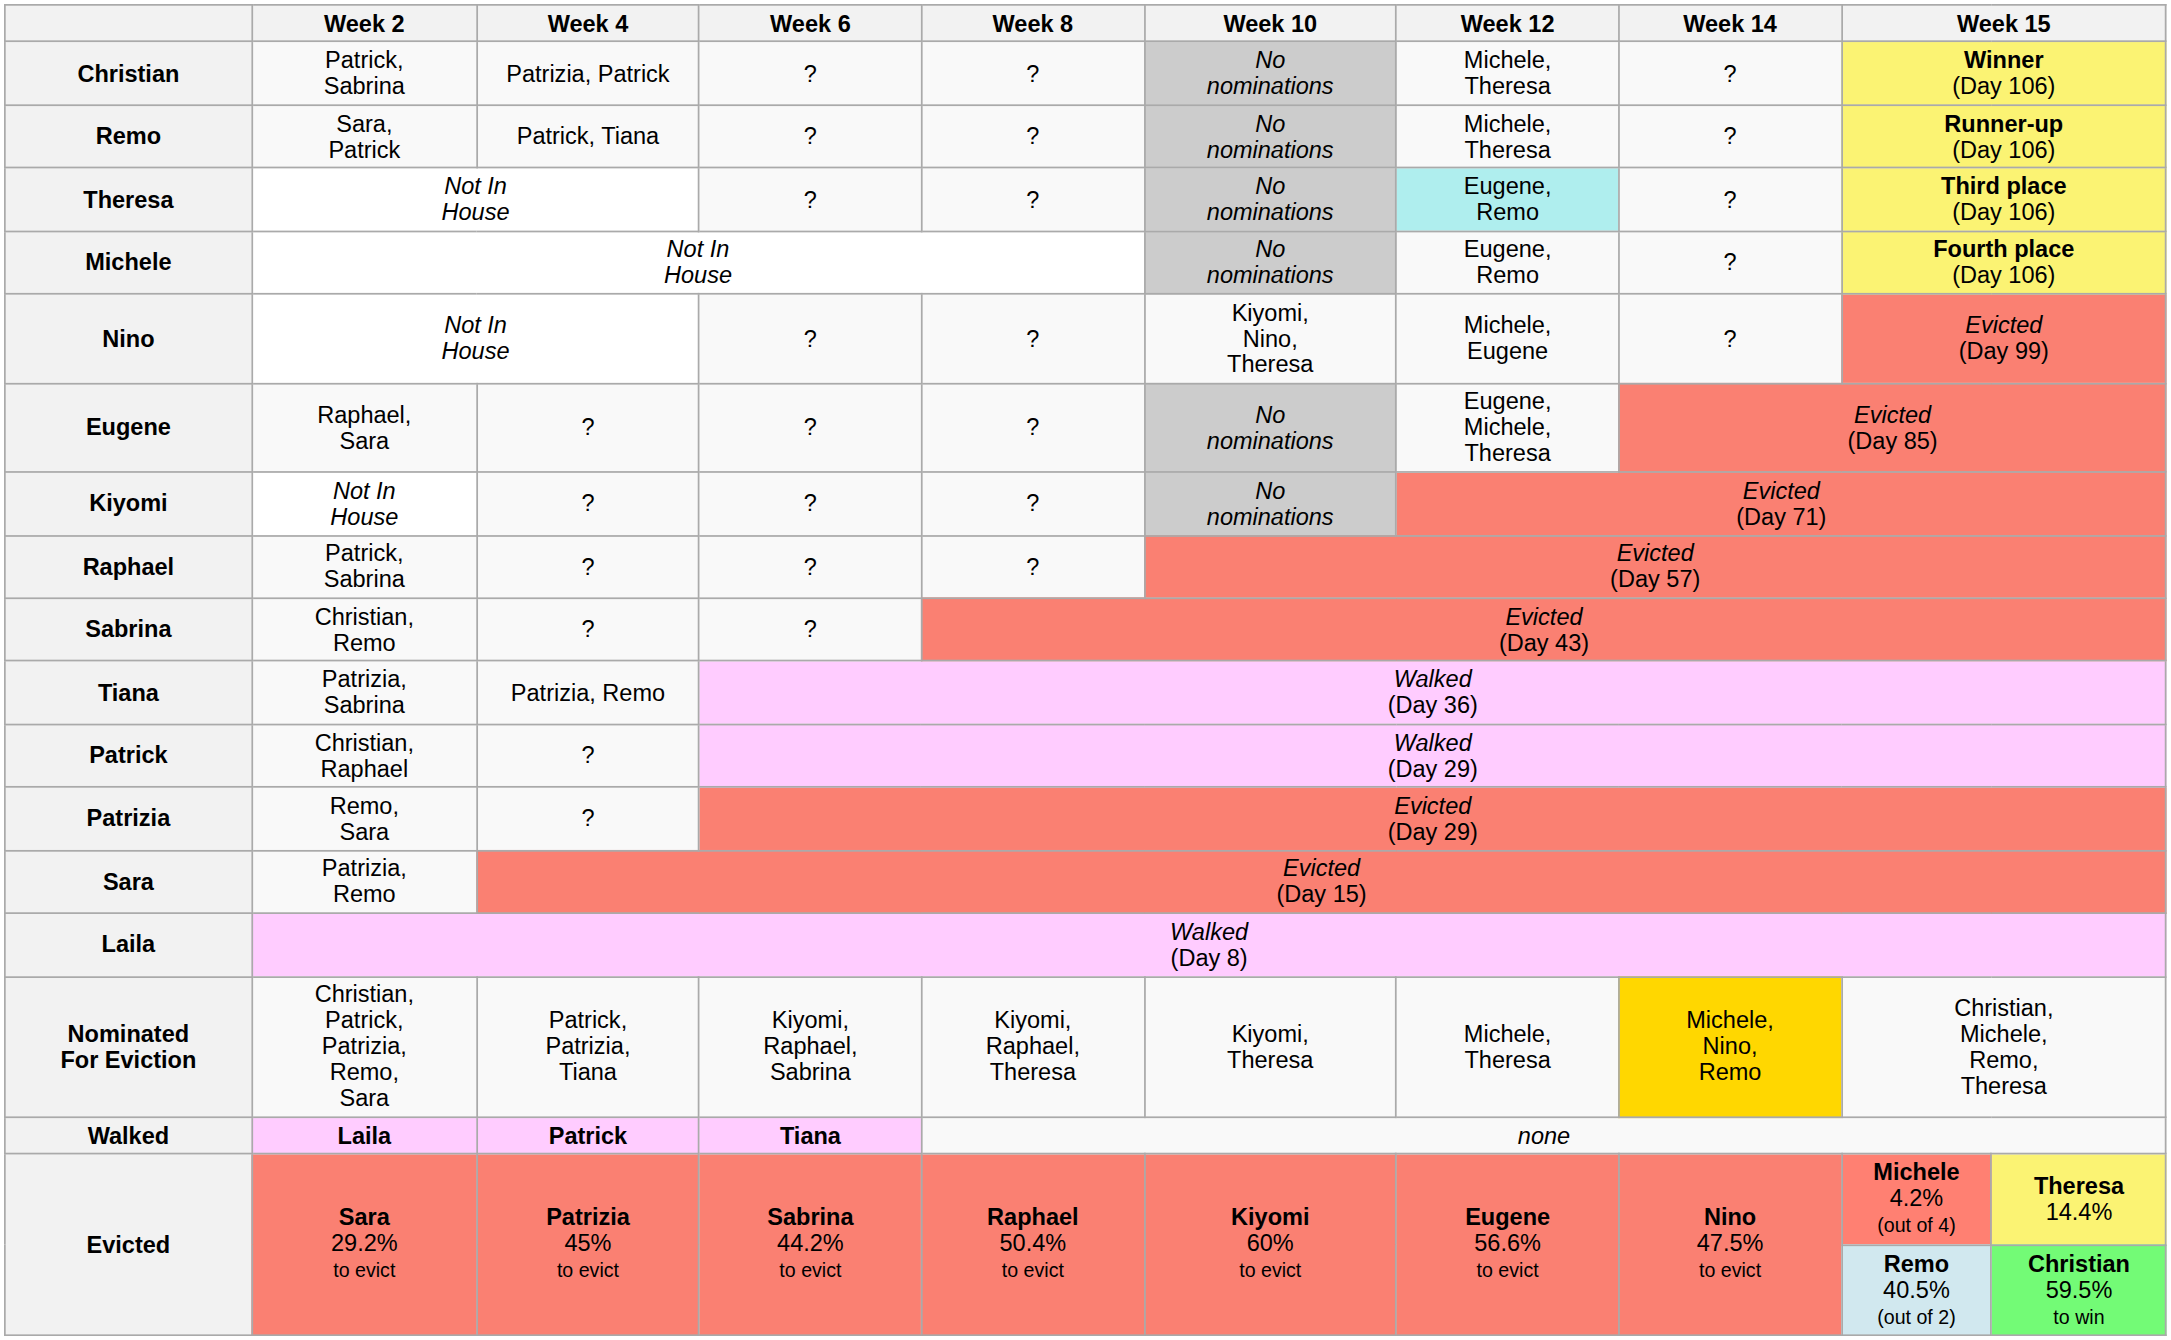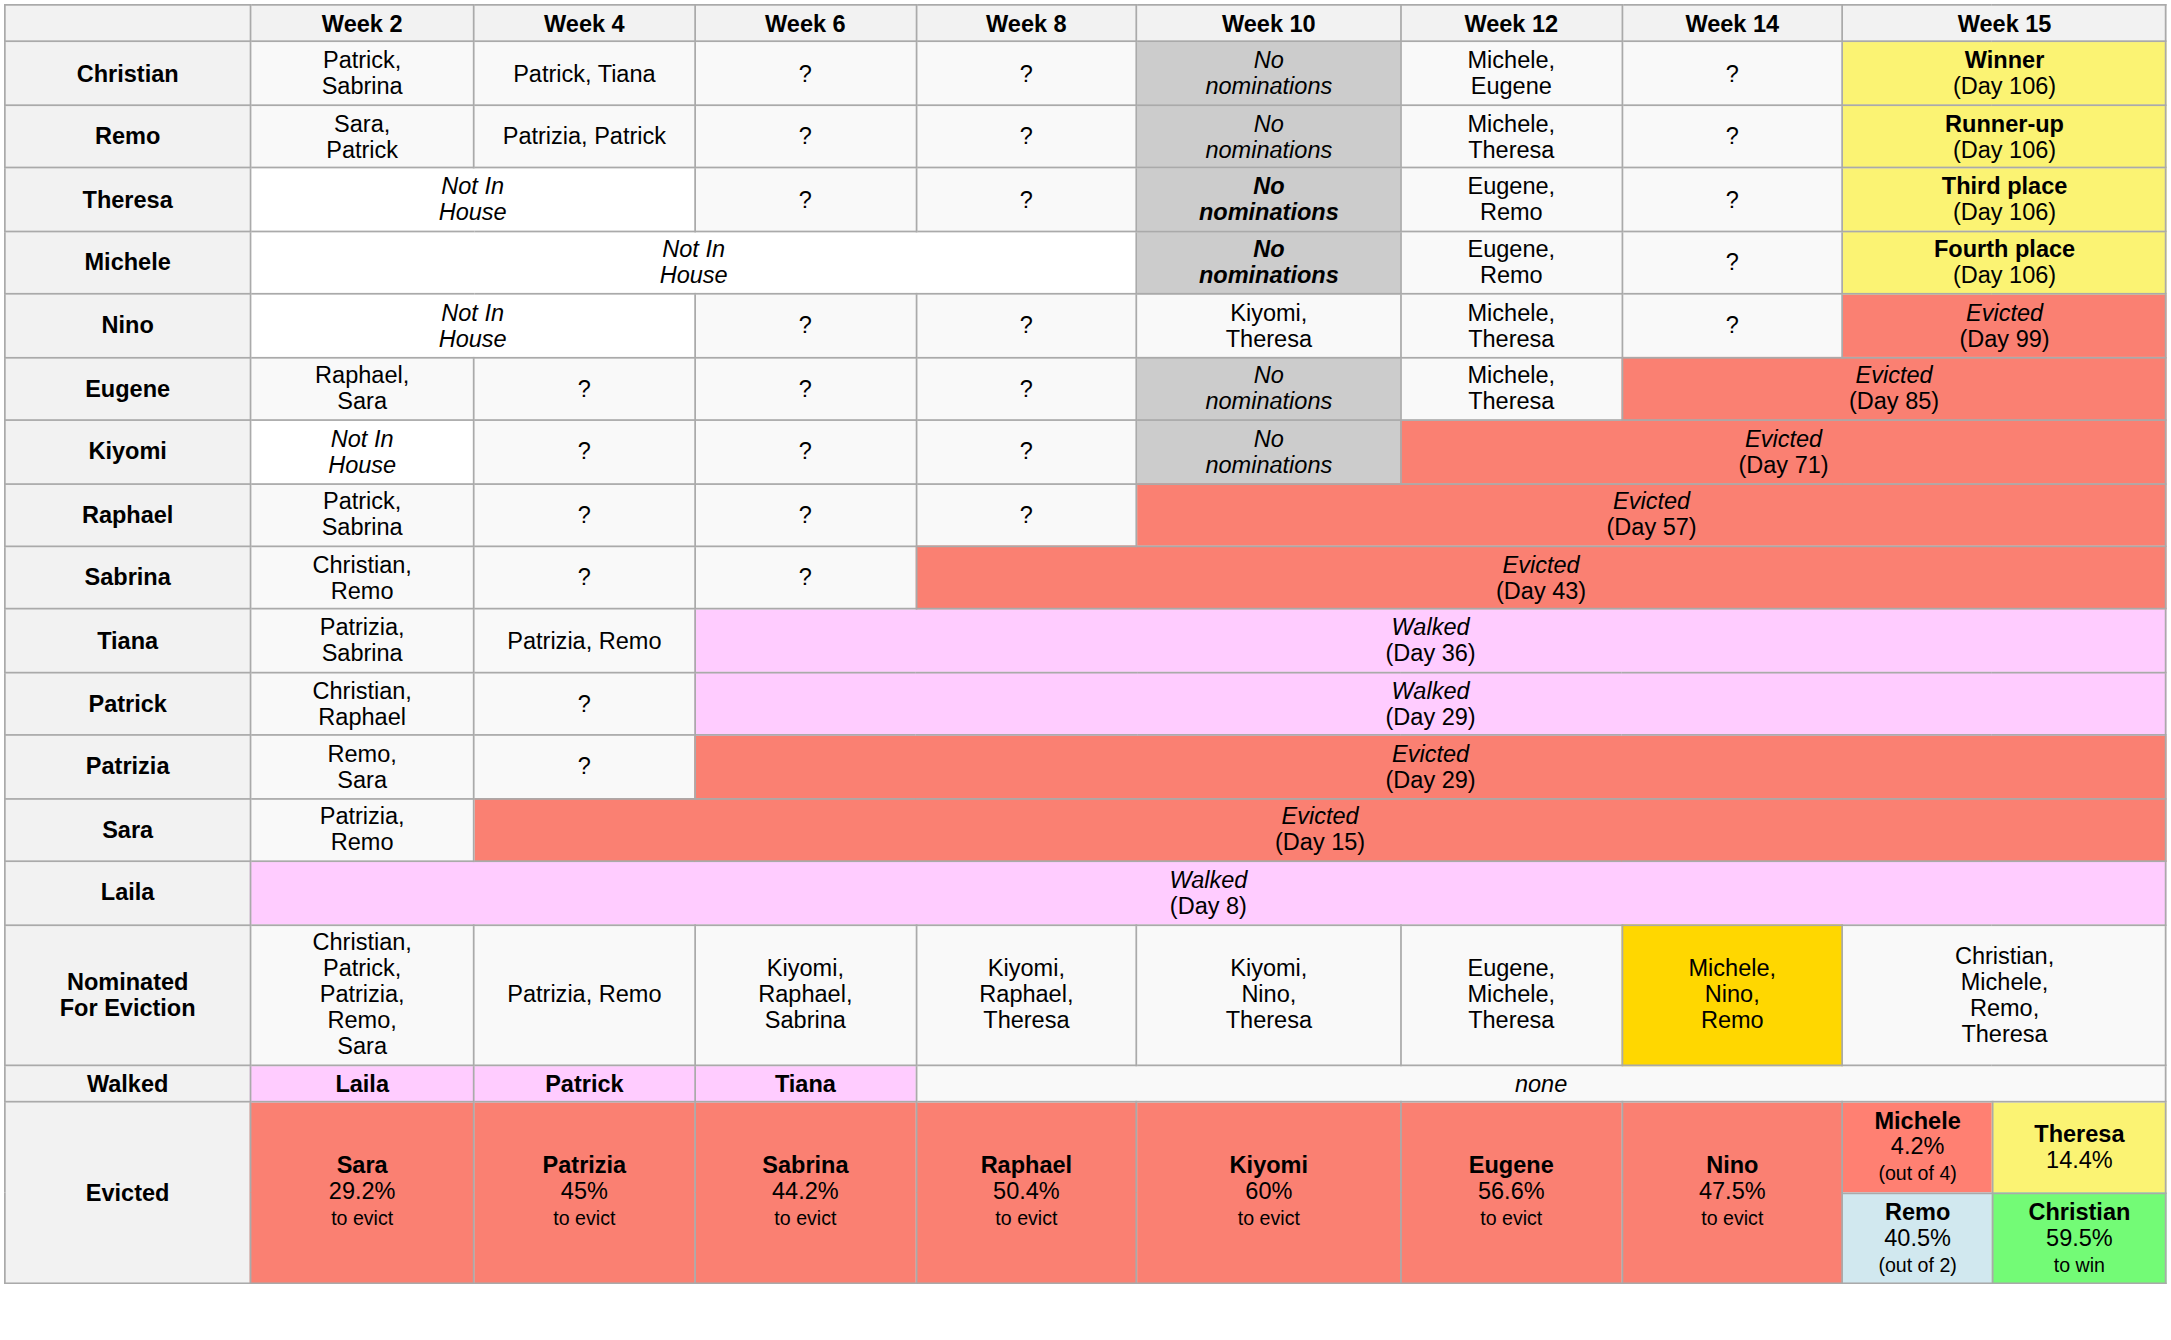(588, 73) Patrizia, Patrick -> (584, 73) Patrick, Tiana
(1508, 73) Michele, Theresa -> (1511, 73) Michele, Eugene
(588, 136) Patrick, Tiana -> (584, 136) Patrizia, Patrick
(1270, 199) normal -> (1269, 199) bold
(1508, 199) paleturquoise background -> (1511, 199) no background
(1270, 262) normal -> (1269, 262) bold
(1270, 338) Kiyomi, Nino, Theresa -> (1269, 325) Kiyomi, Theresa
(1508, 338) Michele, Eugene -> (1511, 325) Michele, Theresa
(1508, 427) Eugene, Michele, Theresa -> (1511, 388) Michele, Theresa
(588, 1046) Patrick, Patrizia, Tiana -> (584, 995) Patrizia, Remo
(1270, 1046) Kiyomi, Theresa -> (1269, 995) Kiyomi, Nino, Theresa
(1508, 1046) Michele, Theresa -> (1511, 995) Eugene, Michele, Theresa
